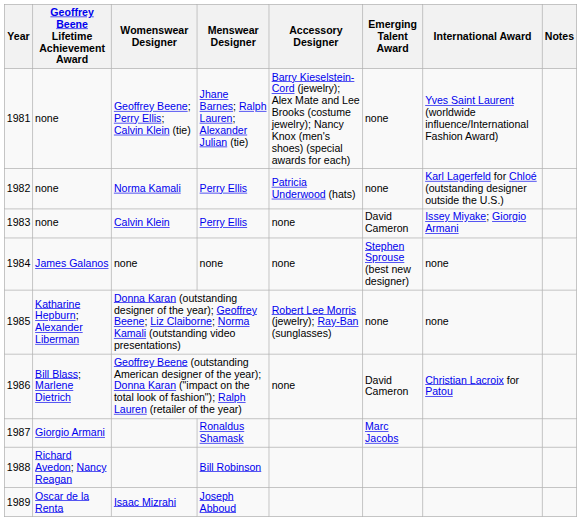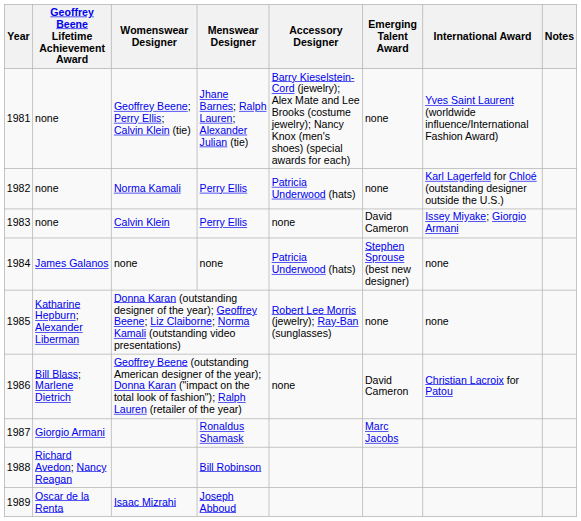(283, 264) none -> (314, 264) Patricia Underwood (hats)
